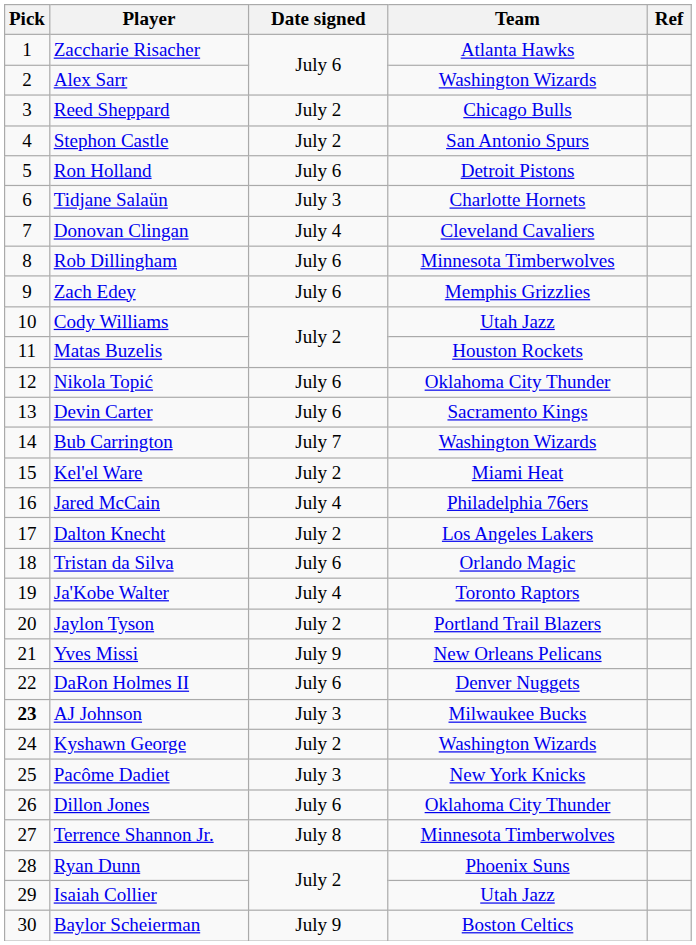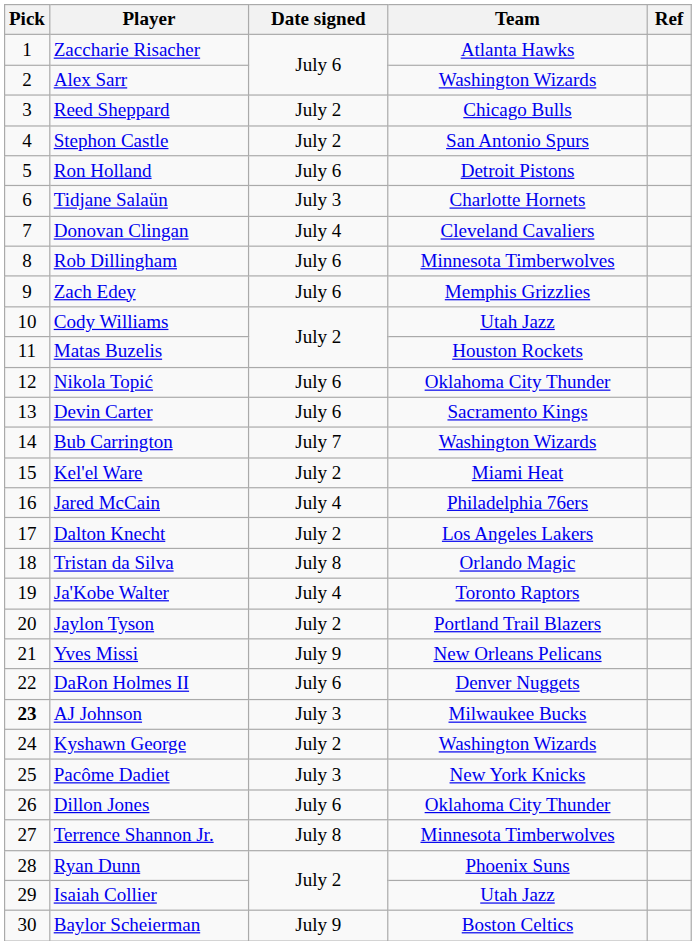(318, 563) July 6 -> (318, 563) July 8
